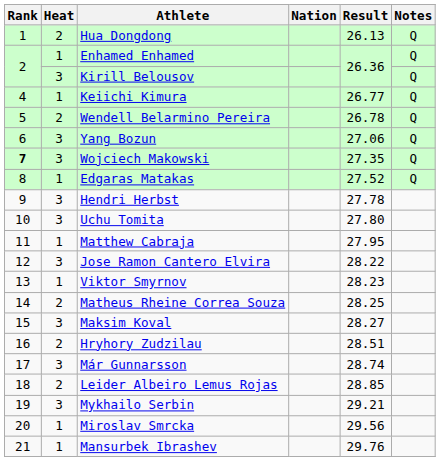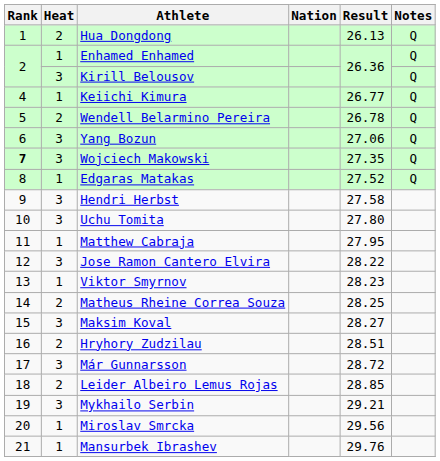(366, 200) 27.78 -> (366, 200) 27.58
(366, 364) 28.74 -> (366, 364) 28.72
